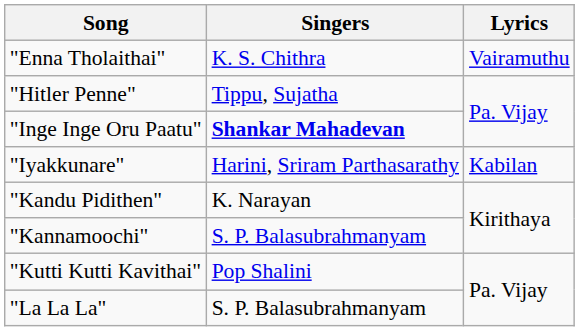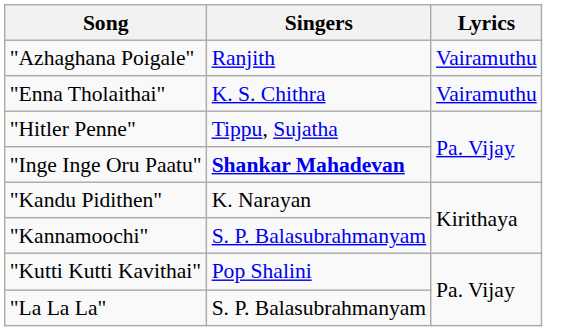+ row: (102, 58)
- row: (67, 164)
